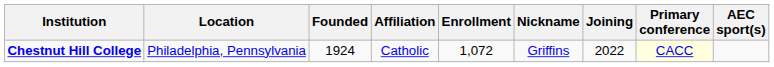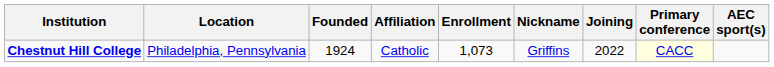(476, 51) 1,072 -> (476, 51) 1,073
